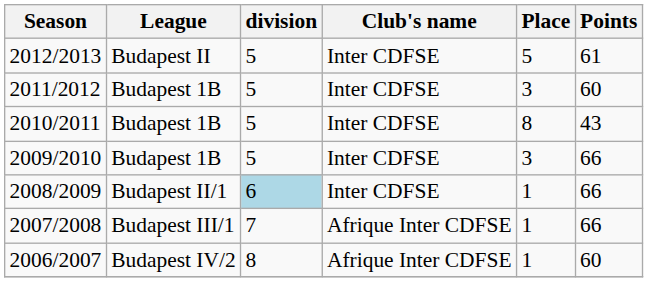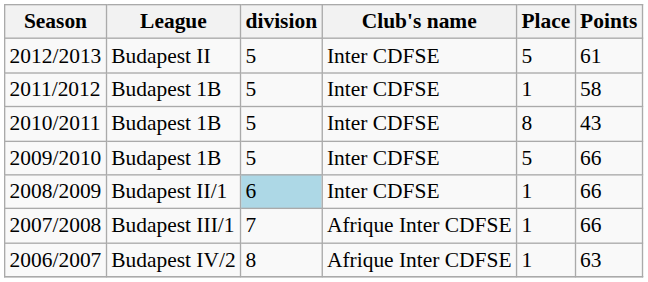(527, 89) 3 -> (527, 89) 1
(591, 89) 60 -> (591, 89) 58
(527, 157) 3 -> (527, 157) 5
(591, 259) 60 -> (591, 259) 63
